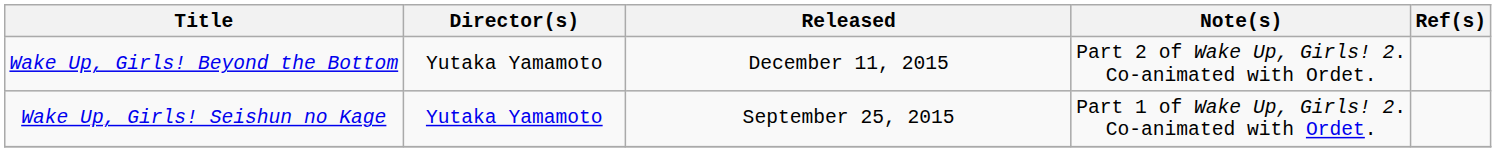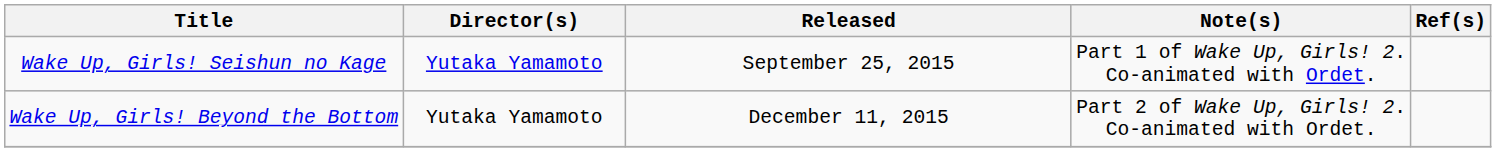rows swapped: (204, 119) <-> (204, 64)
